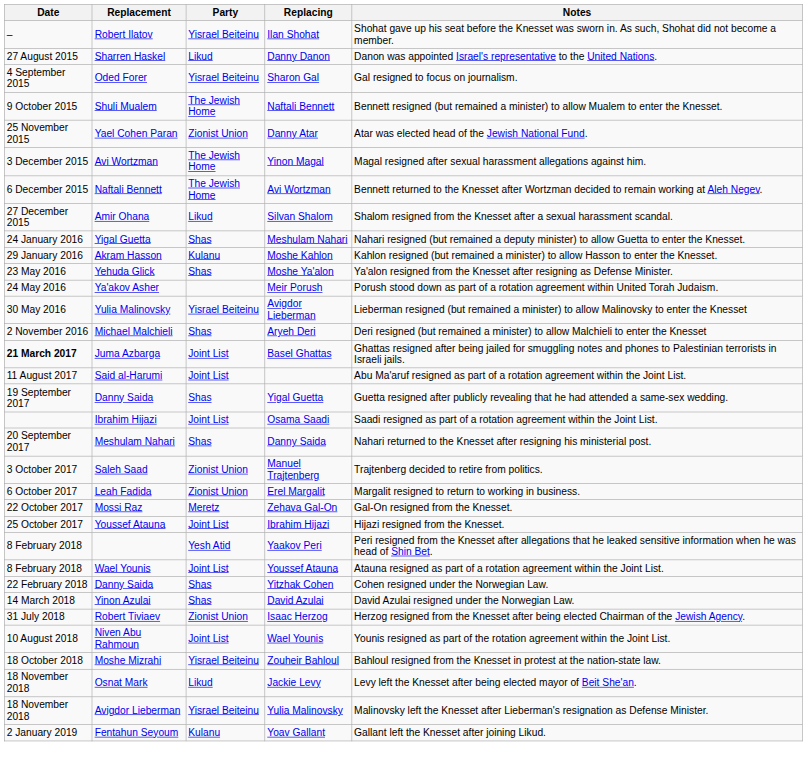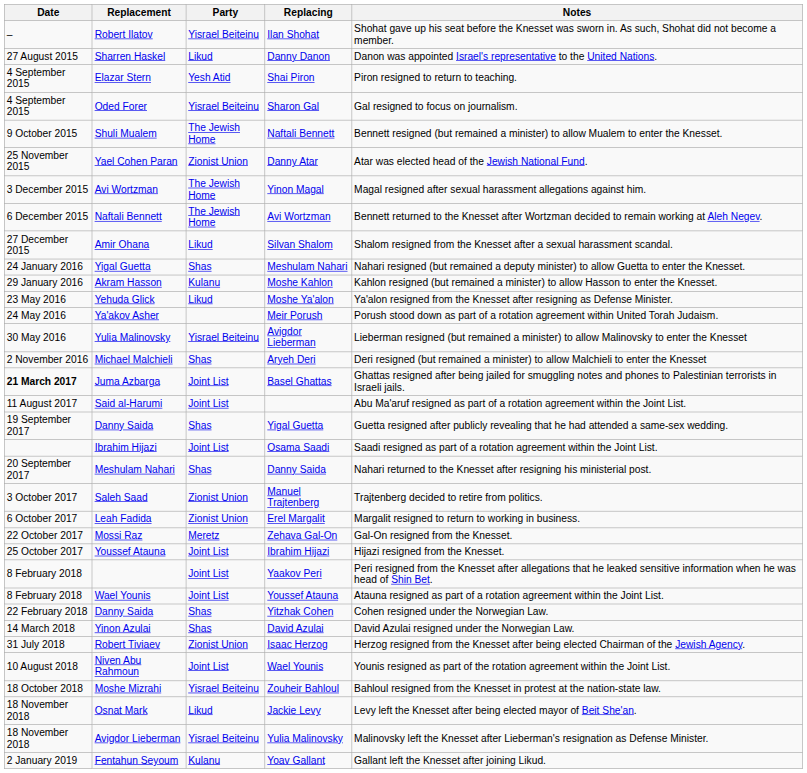+ row: (291, 78)
(200, 271) Shas -> (200, 299) Likud
(209, 546) Yesh Atid -> (208, 574) Joint List
